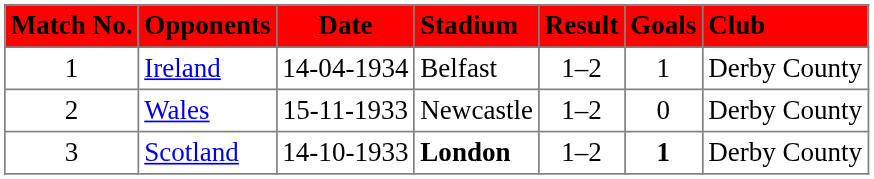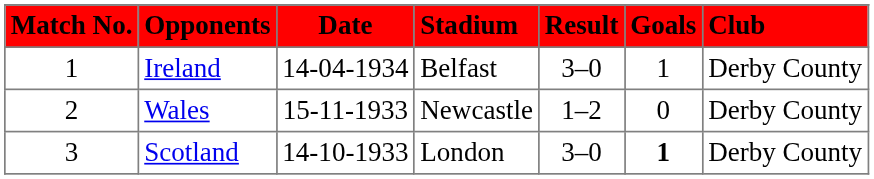(582, 67) 1–2 -> (582, 67) 3–0
(465, 152) bold -> (462, 152) normal
(582, 152) 1–2 -> (582, 152) 3–0
